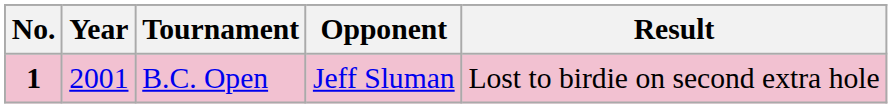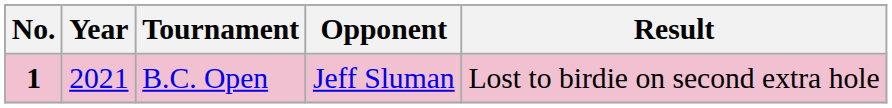(99, 77) 2001 -> (99, 77) 2021
